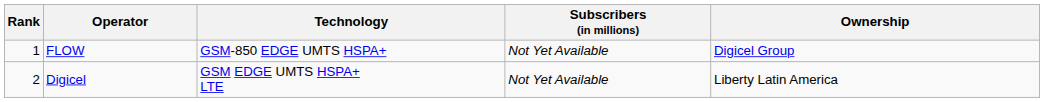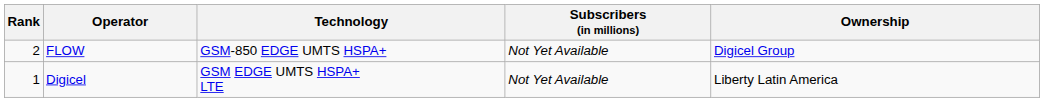(36, 51) 1 -> (36, 51) 2
(36, 79) 2 -> (36, 79) 1
